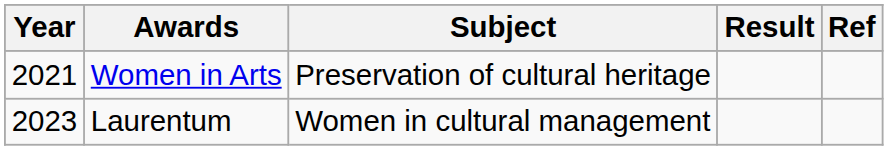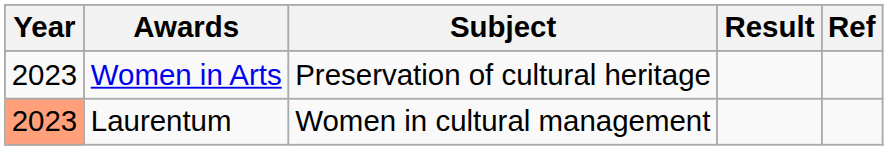(44, 74) 2021 -> (44, 74) 2023
(44, 121) no background -> (44, 121) lightsalmon background
